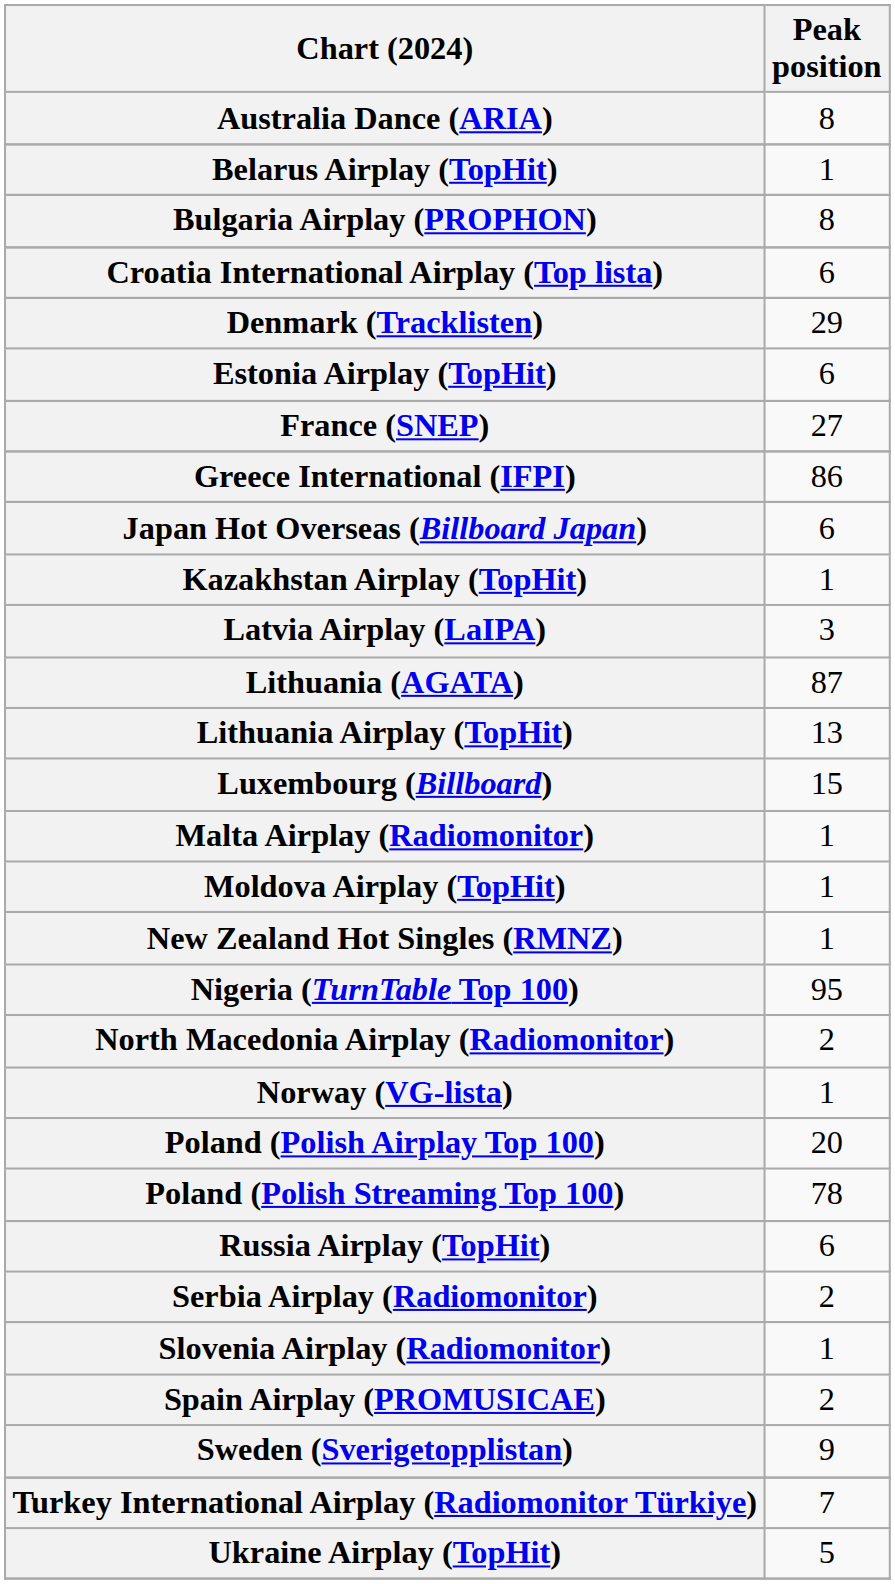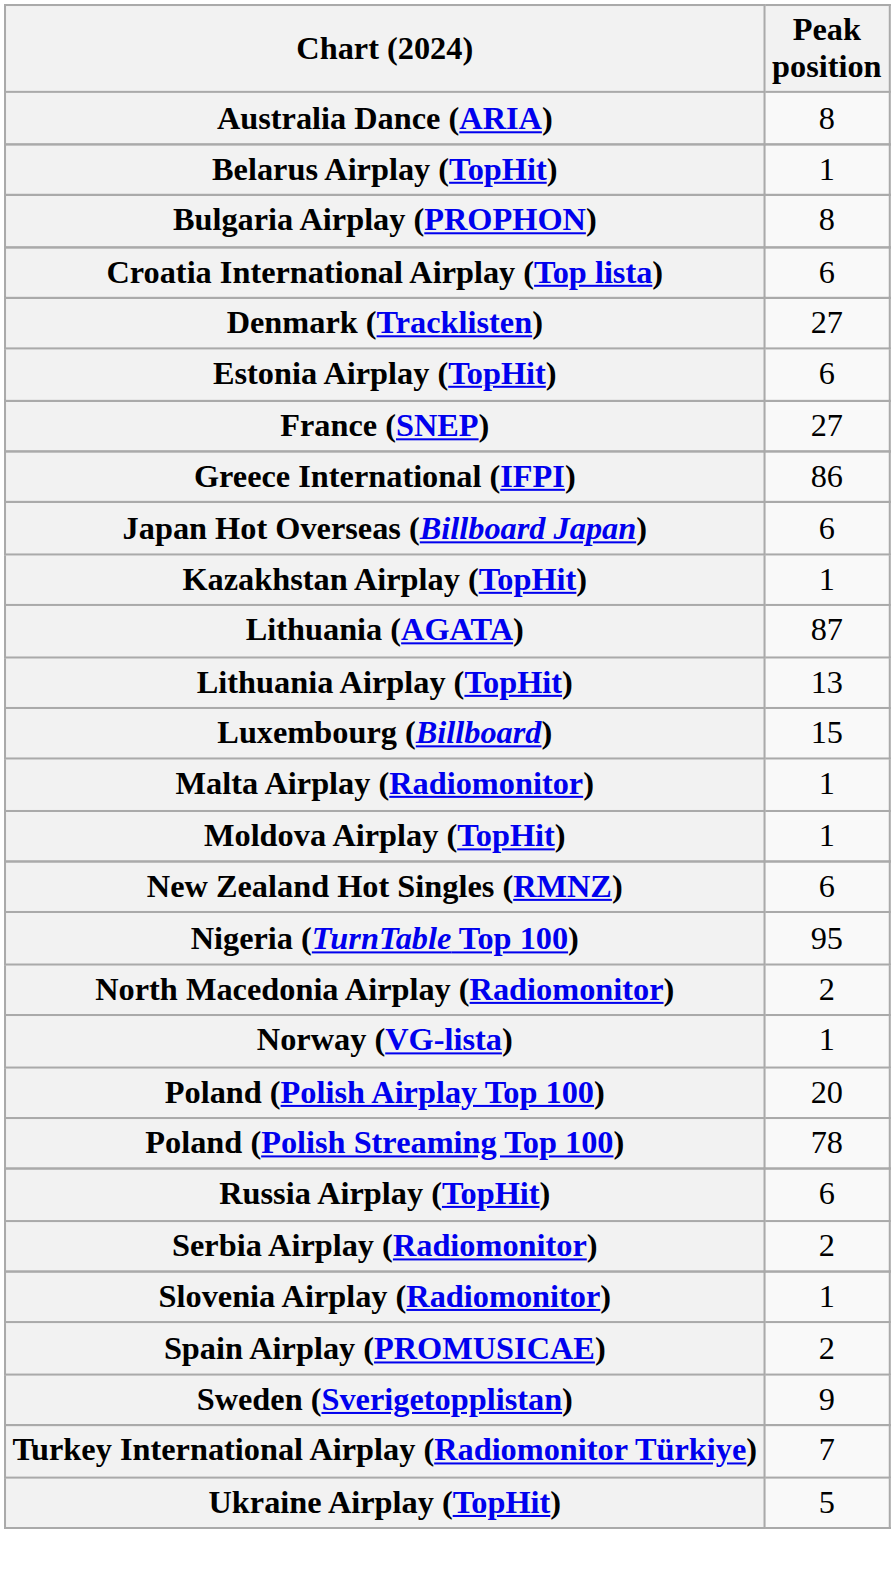(827, 322) 29 -> (827, 322) 27
- row: (385, 630)
(827, 937) 1 -> (827, 886) 6
